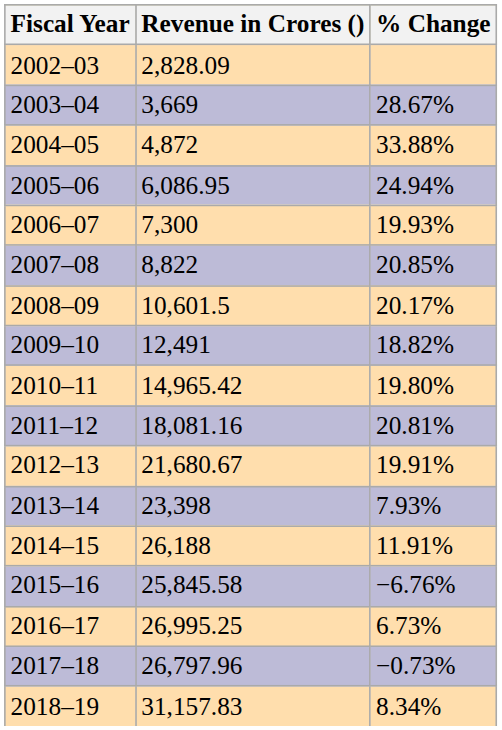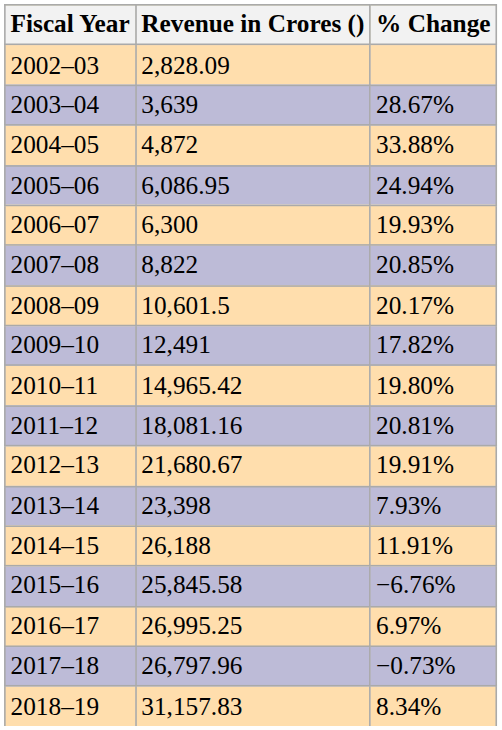(253, 105) 3,669 -> (253, 105) 3,639
(253, 225) 7,300 -> (253, 225) 6,300
(433, 346) 18.82% -> (433, 346) 17.82%
(433, 626) 6.73% -> (433, 626) 6.97%
